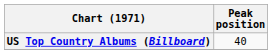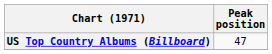(241, 41) 40 -> (241, 41) 47
